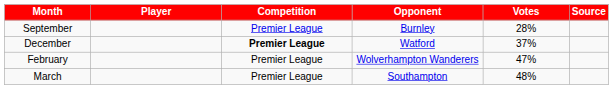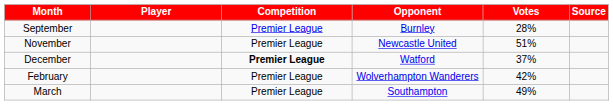+ row: (48, 44)
(526, 60) 47% -> (526, 76) 42%
(526, 76) 48% -> (526, 92) 49%
